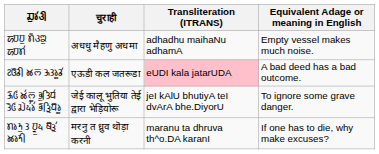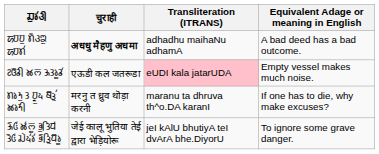(104, 46) normal -> (104, 46) bold
(306, 45) Empty vessel makes much noise. -> (308, 45) A bad deed has a bad outcome.
(308, 73) A bad deed has a bad outcome. -> (306, 73) Empty vessel makes much noise.
rows swapped: (32, 133) <-> (34, 101)
